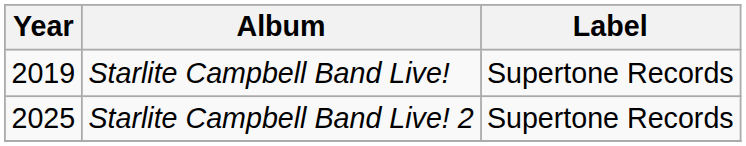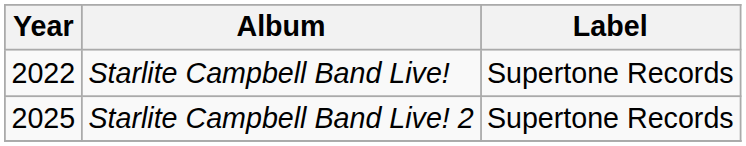(43, 72) 2019 -> (43, 72) 2022
